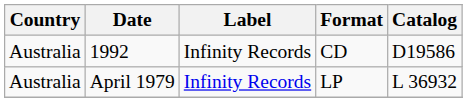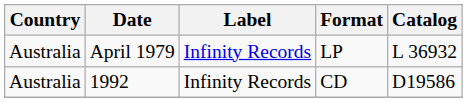rows swapped: (132, 81) <-> (109, 50)
